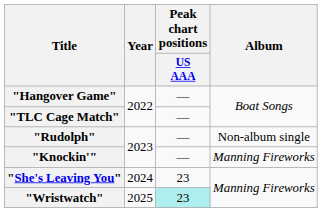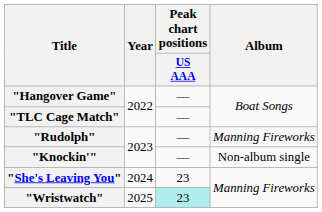(264, 136) Non-album single -> (264, 136) Manning Fireworks
(264, 157) Manning Fireworks -> (264, 157) Non-album single
